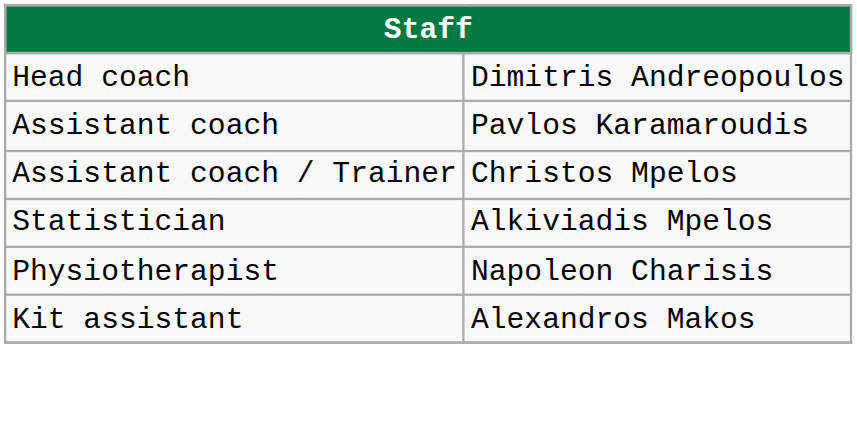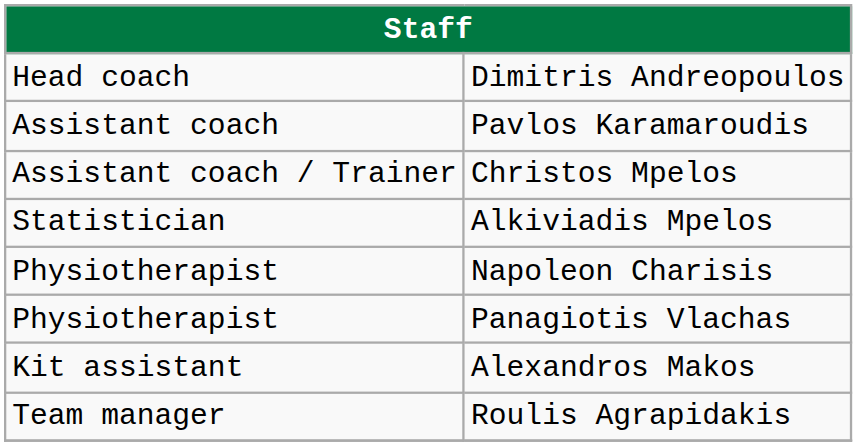+ row: (631, 319)
+ row: (631, 416)
